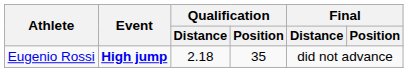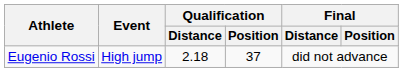(134, 57) bold -> (132, 57) normal
(258, 57) 35 -> (253, 57) 37
